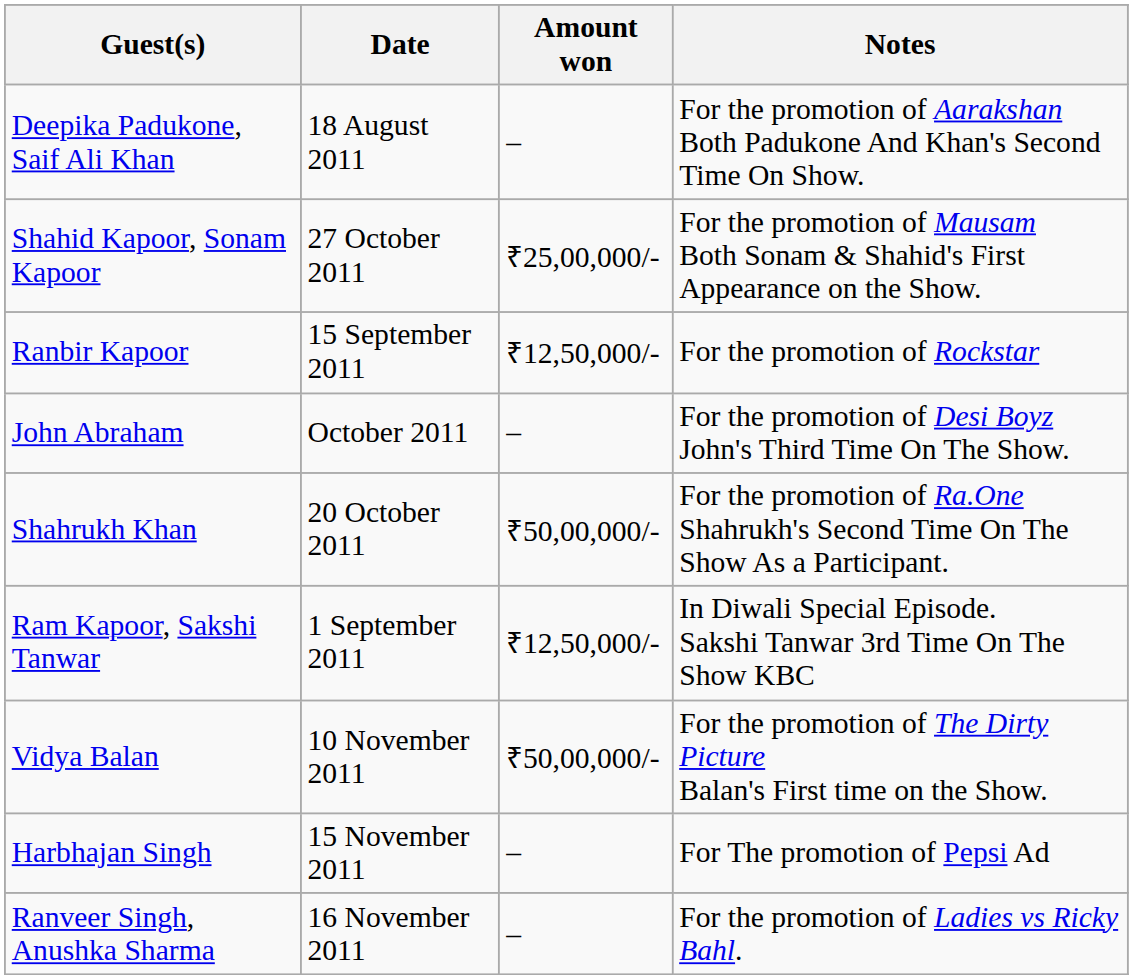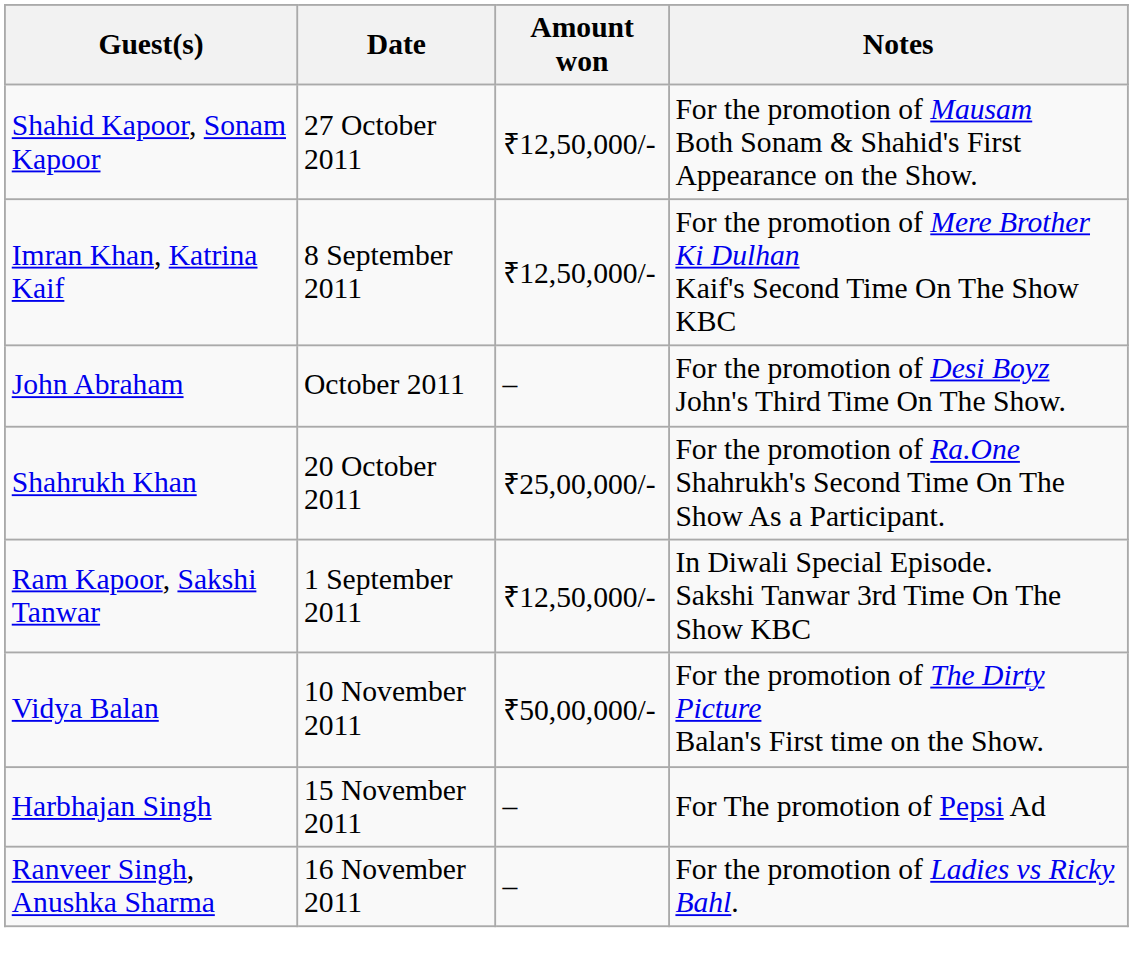- row: (127, 141)
(583, 256) ₹25,00,000/- -> (579, 143) ₹12,50,000/-
+ row: (135, 271)
- row: (100, 351)
(583, 530) ₹50,00,000/- -> (579, 483) ₹25,00,000/-
